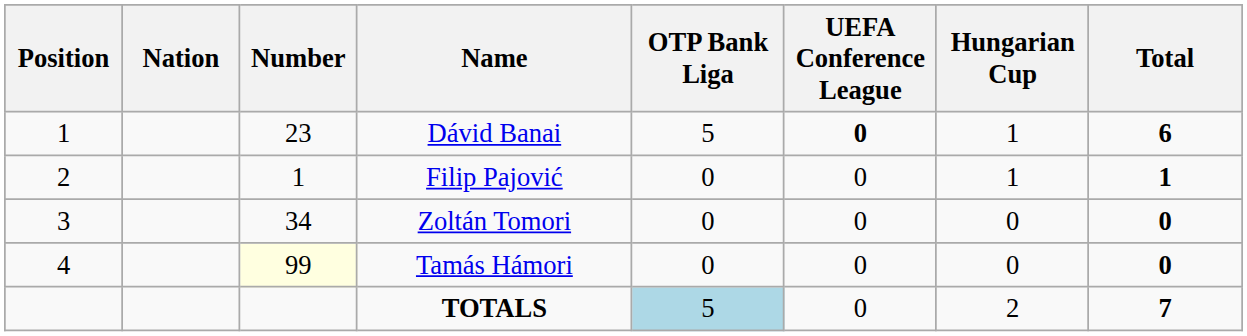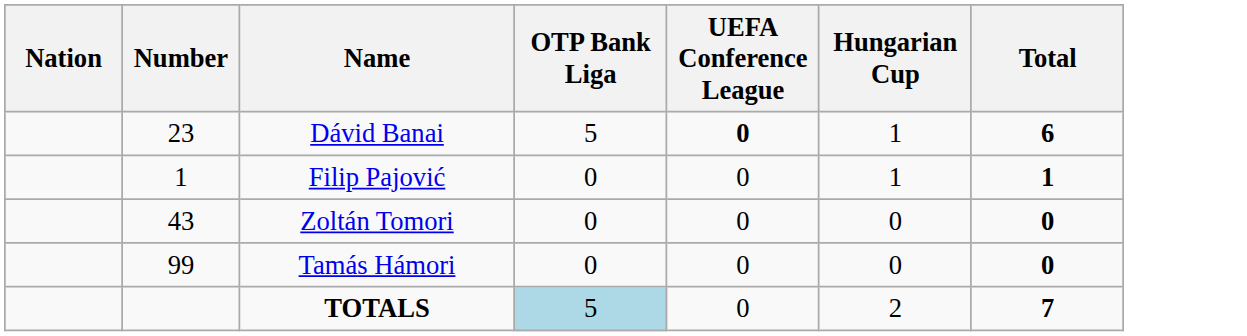- column: (64, 58)
(298, 221) 34 -> (181, 221) 43
(298, 265) lightyellow background -> (181, 265) no background
